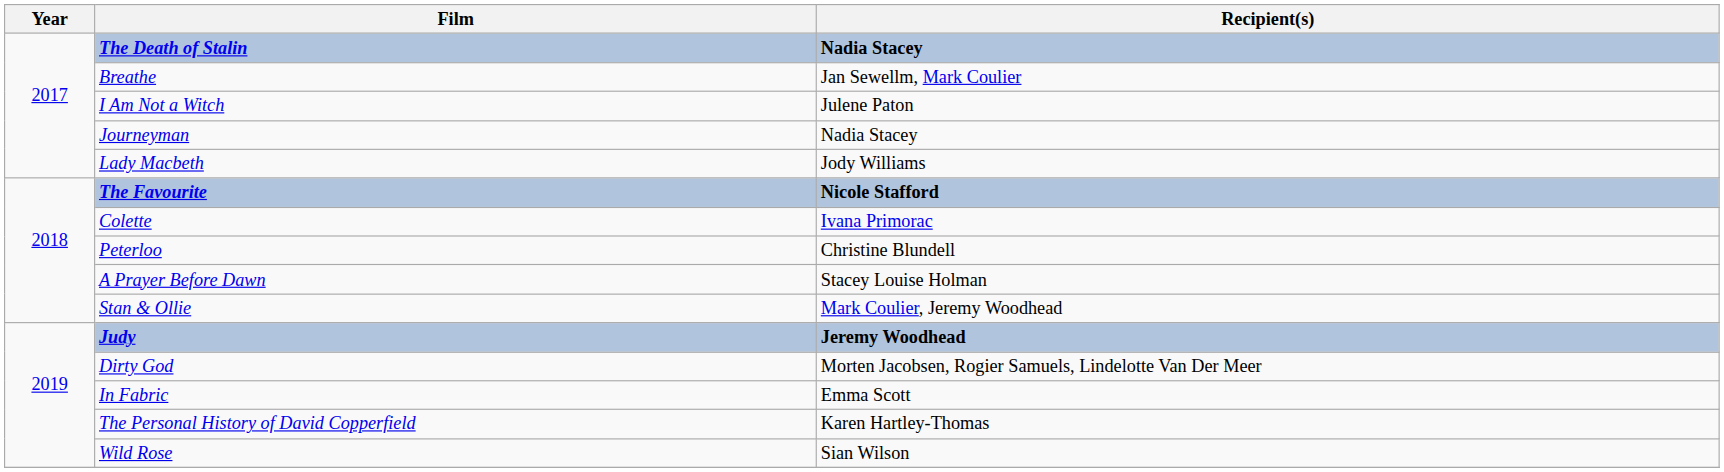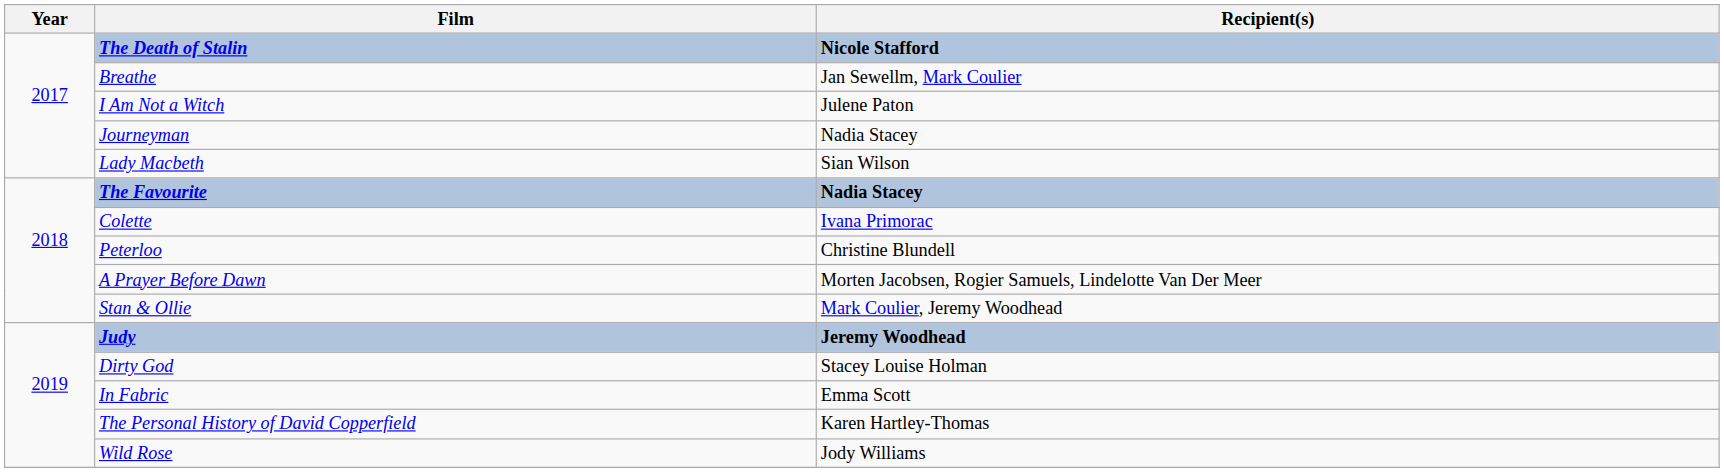(872, 47) Nadia Stacey -> (880, 47) Nicole Stafford
(873, 163) Jody Williams -> (865, 163) Sian Wilson
(880, 192) Nicole Stafford -> (872, 192) Nadia Stacey
(904, 279) Stacey Louise Holman -> (1041, 279) Morten Jacobsen, Rogier Samuels, Lindelotte Van Der Meer
(1041, 366) Morten Jacobsen, Rogier Samuels, Lindelotte Van Der Meer -> (904, 366) Stacey Louise Holman
(865, 452) Sian Wilson -> (873, 452) Jody Williams
